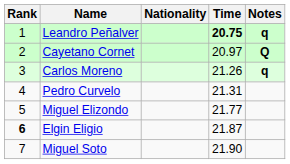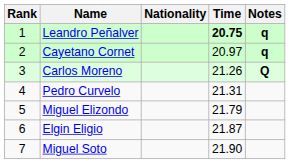(265, 52) Q -> (265, 52) q
(265, 71) q -> (265, 71) Q
(227, 110) 21.77 -> (227, 110) 21.79
(22, 129) bold -> (22, 129) normal
